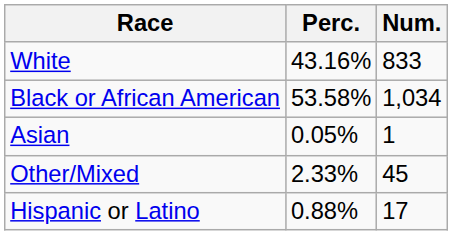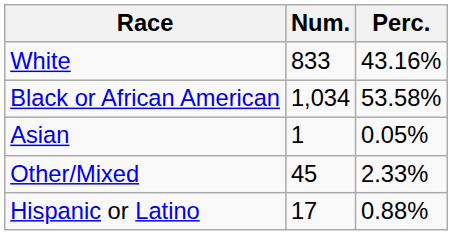columns swapped: (412, 23) <-> (331, 23)
